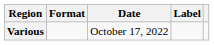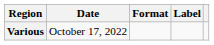columns swapped: (129, 13) <-> (67, 13)
